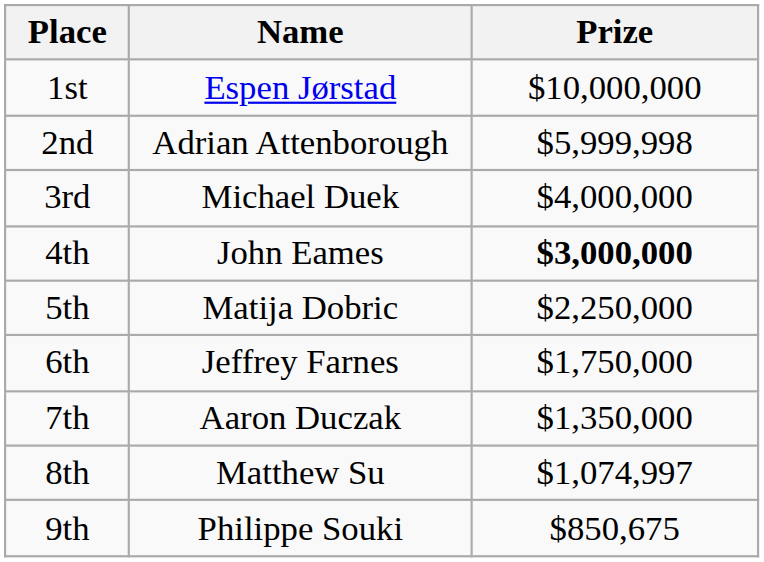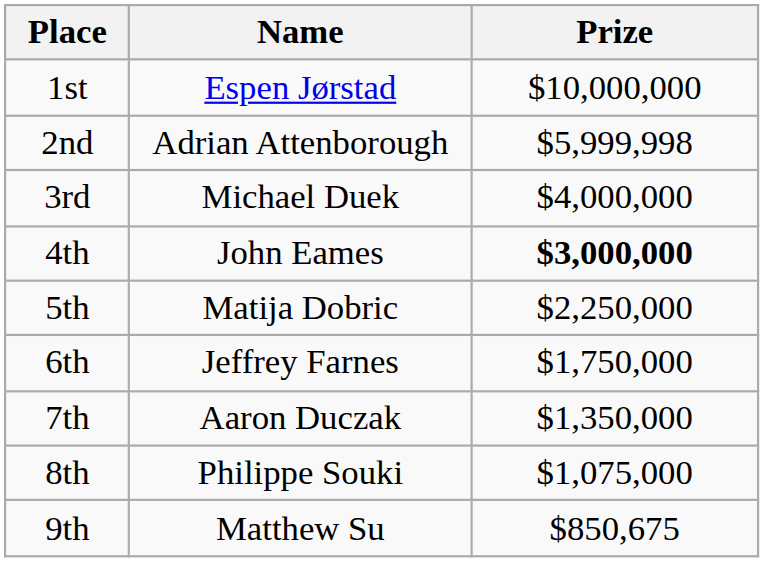(300, 472) Matthew Su -> (300, 472) Philippe Souki
(615, 472) $1,074,997 -> (615, 472) $1,075,000
(300, 527) Philippe Souki -> (300, 527) Matthew Su
